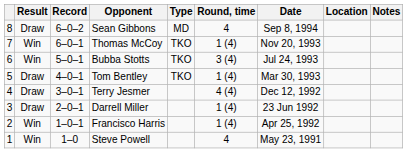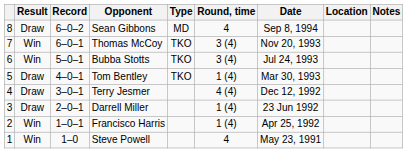(226, 44) 1 (4) -> (226, 44) 3 (4)
